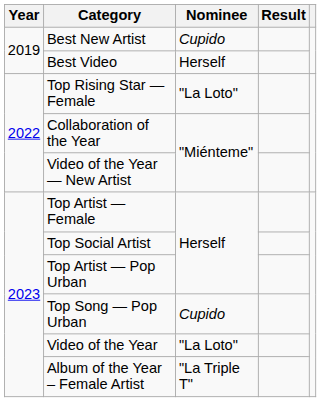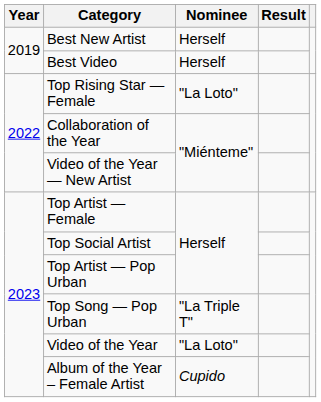(202, 39) Cupido -> (202, 39) Herself
(202, 313) Cupido -> (209, 313) "La Triple T"
(209, 376) "La Triple T" -> (202, 376) Cupido
